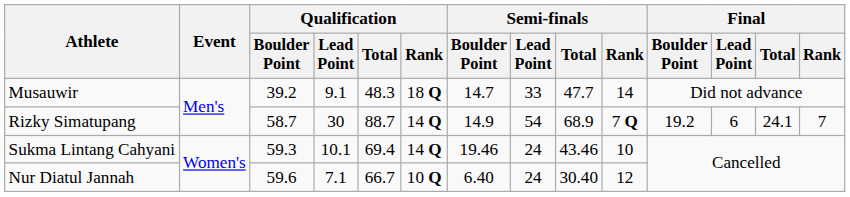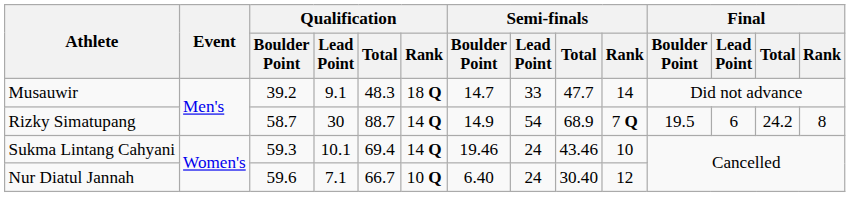(679, 121) 19.2 -> (679, 121) 19.5
(778, 121) 24.1 -> (778, 121) 24.2
(822, 121) 7 -> (822, 121) 8
